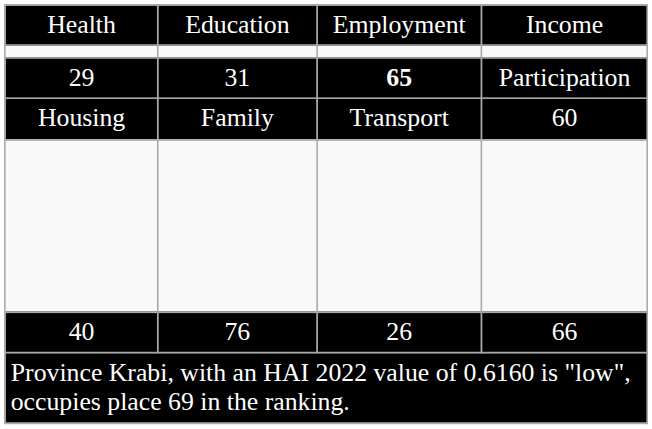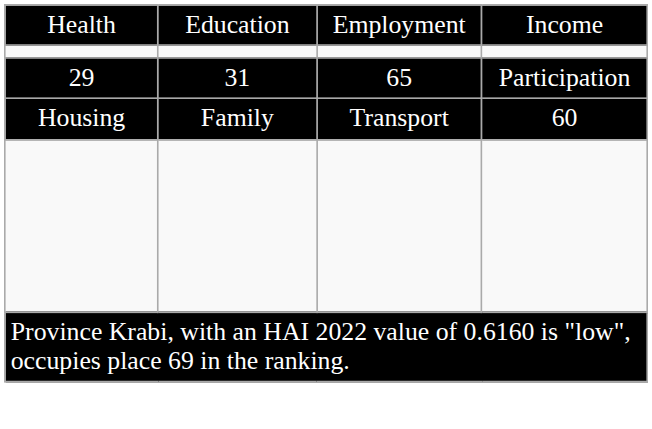(399, 77) bold -> (399, 77) normal
- row: (82, 332)
